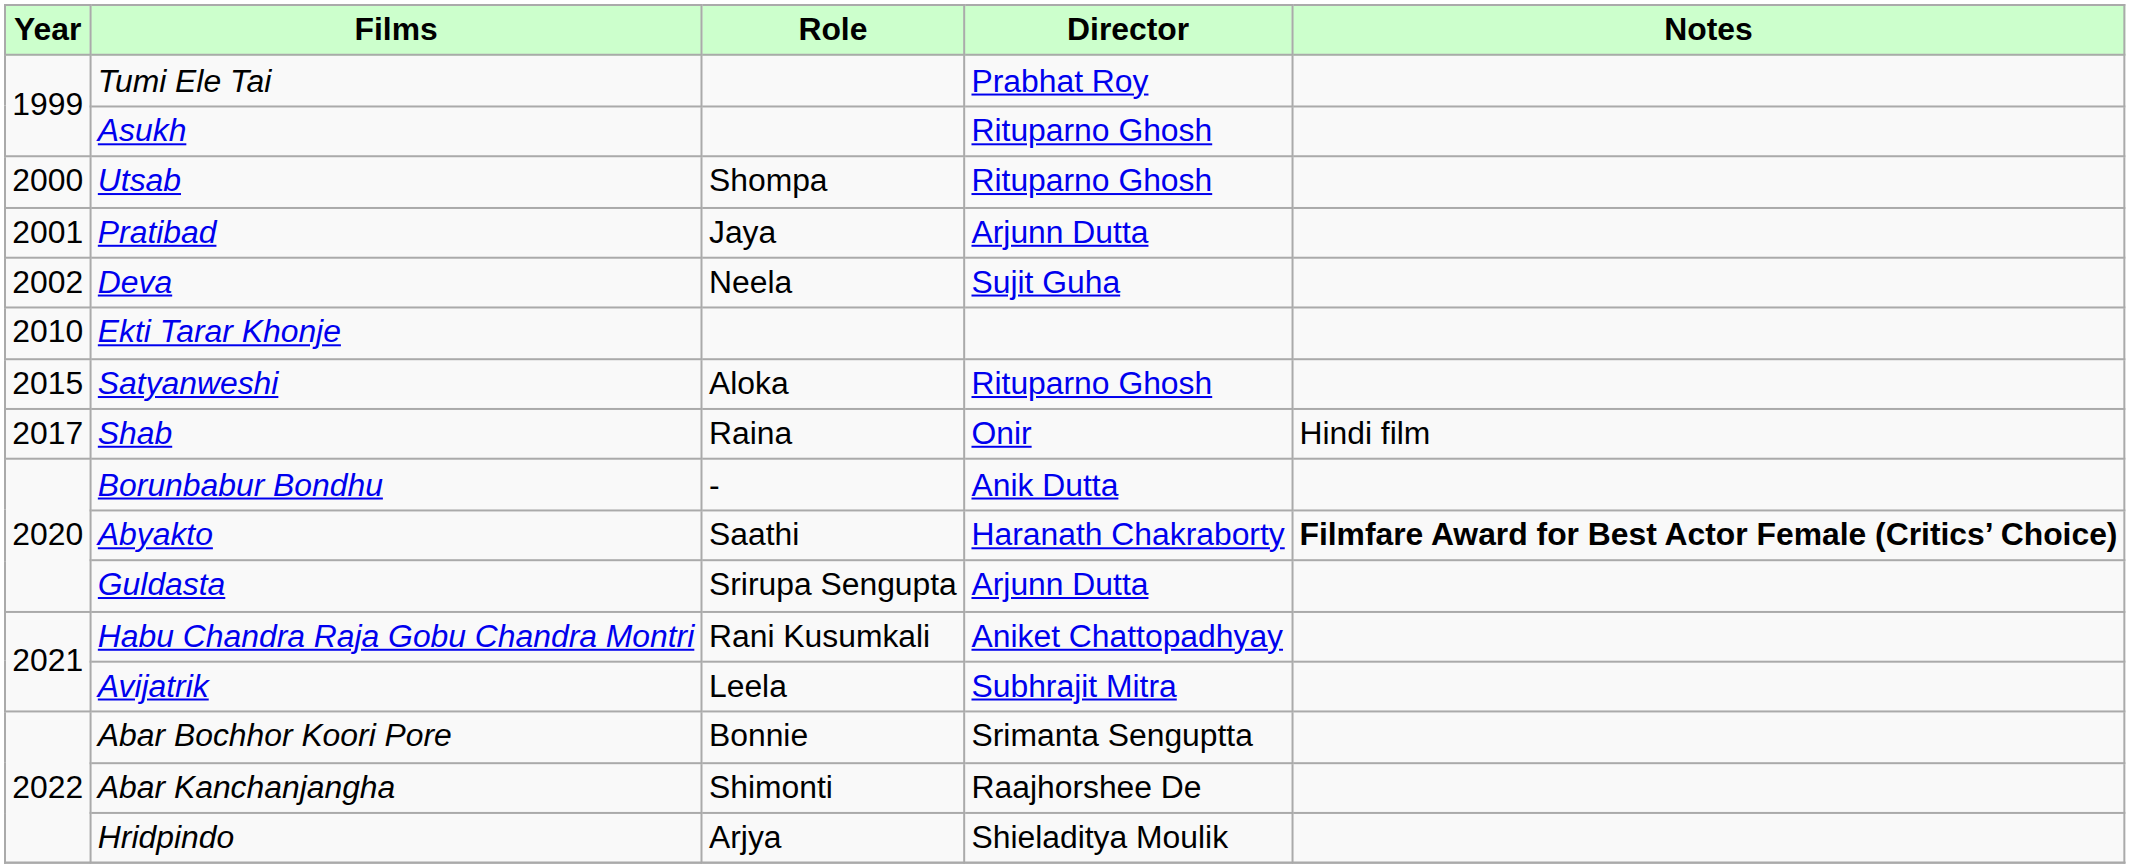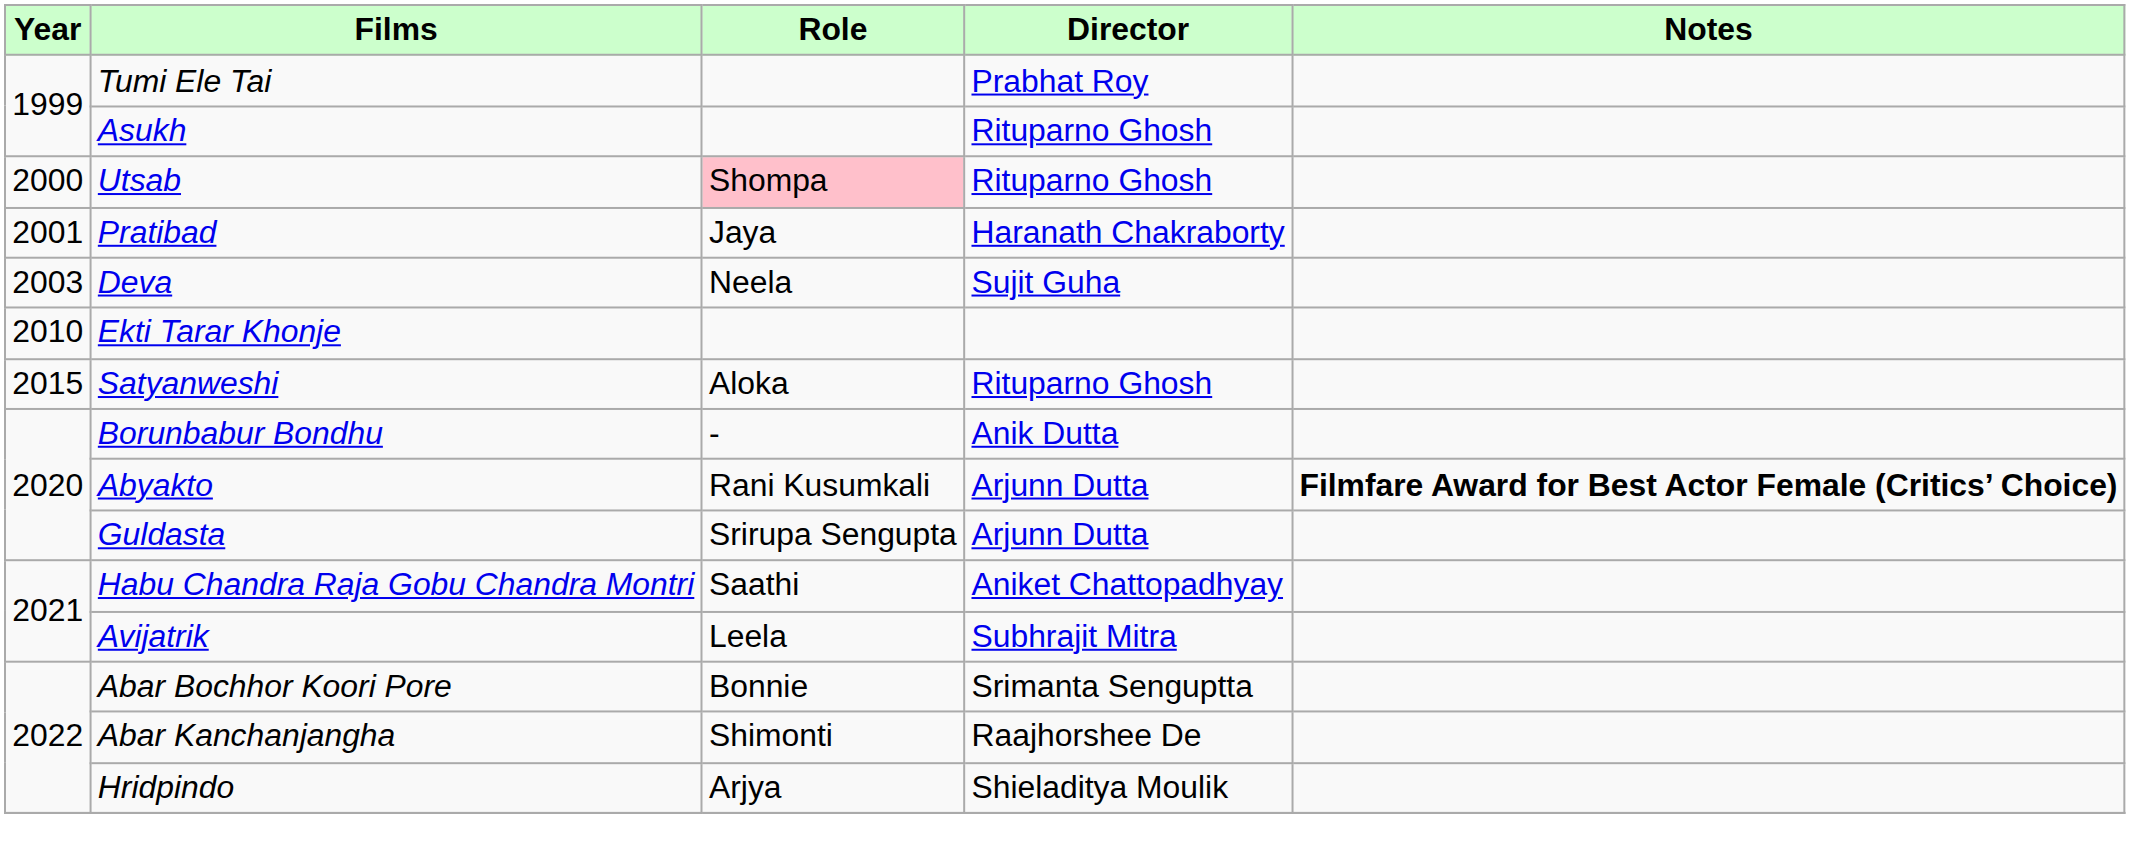(768, 181) no background -> (768, 181) pink background
(1060, 231) Arjunn Dutta -> (1128, 231) Haranath Chakraborty
(48, 282) 2002 -> (48, 282) 2003
- row: (135, 433)
(754, 534) Saathi -> (820, 484) Rani Kusumkali
(1128, 534) Haranath Chakraborty -> (1060, 484) Arjunn Dutta
(820, 635) Rani Kusumkali -> (754, 585) Saathi
